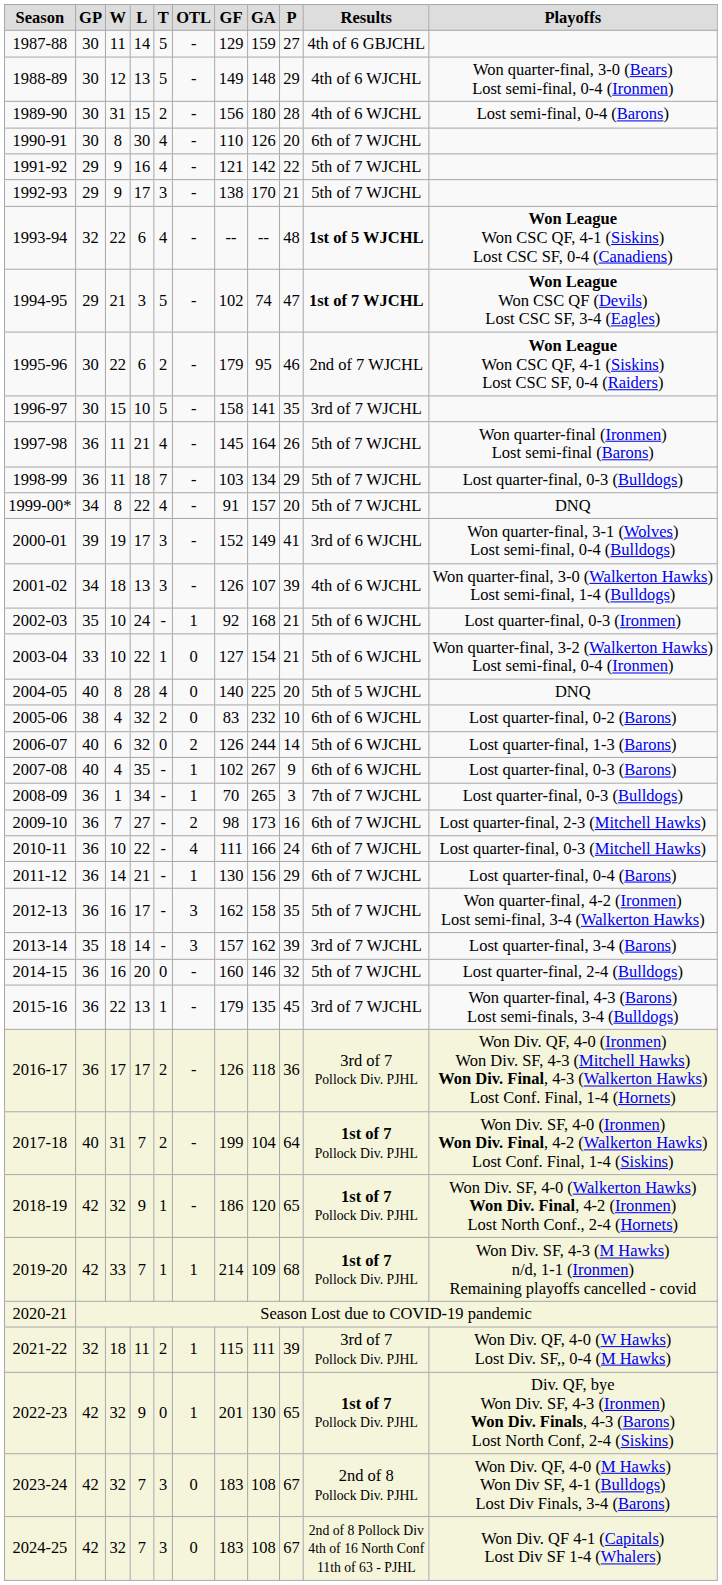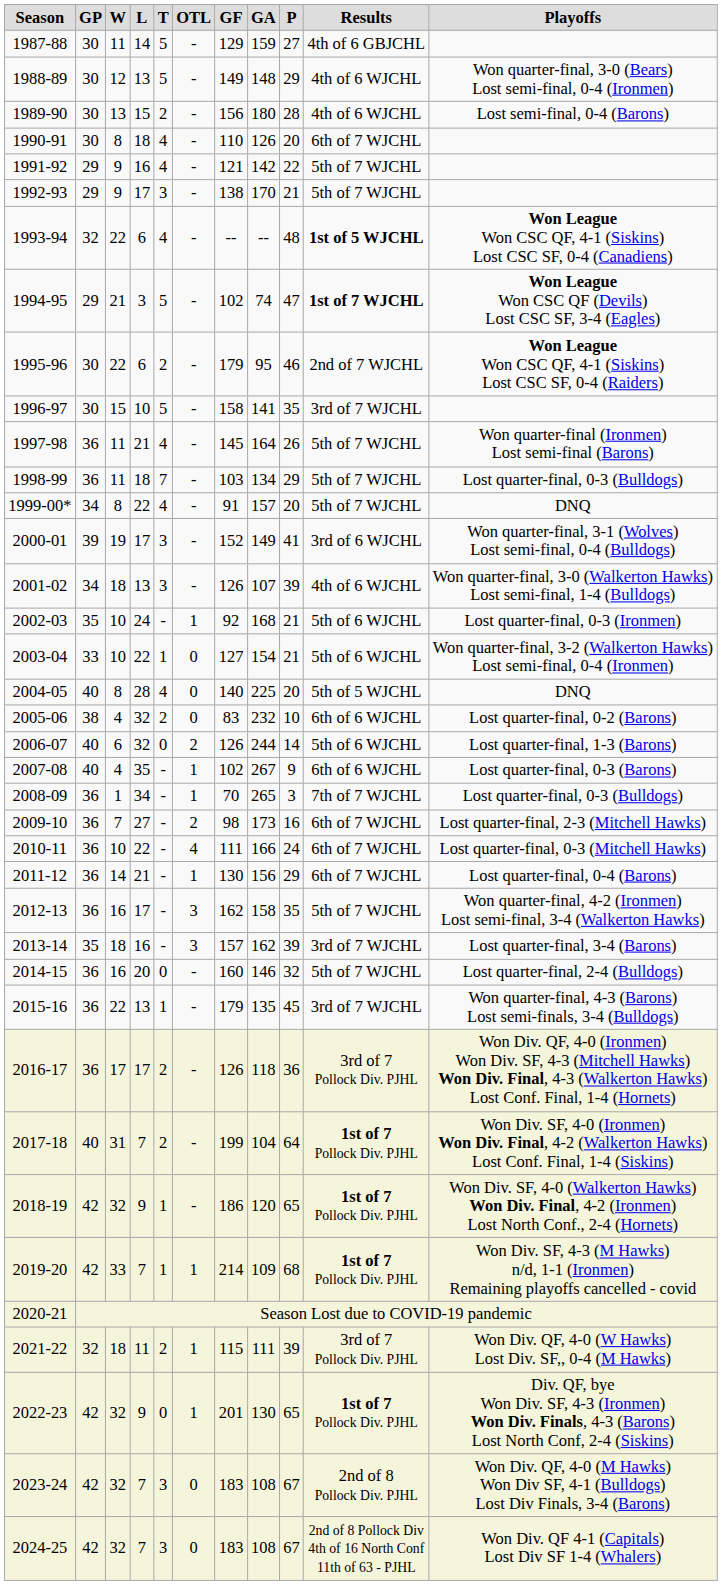(118, 114) 31 -> (118, 114) 13
(142, 140) 30 -> (142, 140) 18
(142, 945) 14 -> (142, 945) 16
